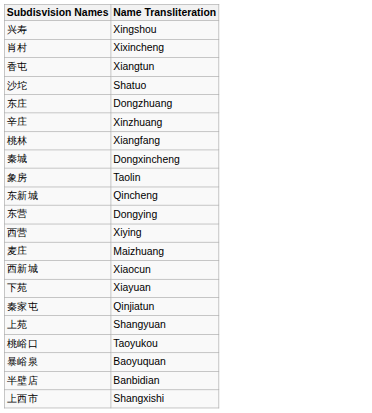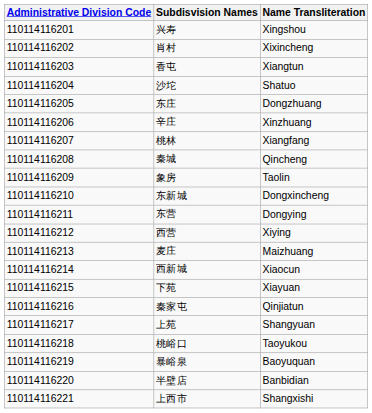+ column: (79, 12)
(146, 159) Dongxincheng -> (285, 159) Qincheng
(136, 196) Qincheng -> (296, 196) Dongxincheng
